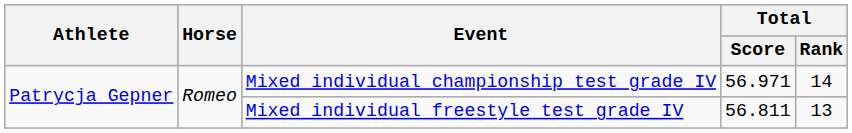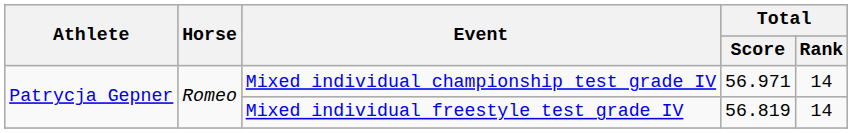(758, 112) 56.811 -> (758, 112) 56.819
(821, 112) 13 -> (821, 112) 14
